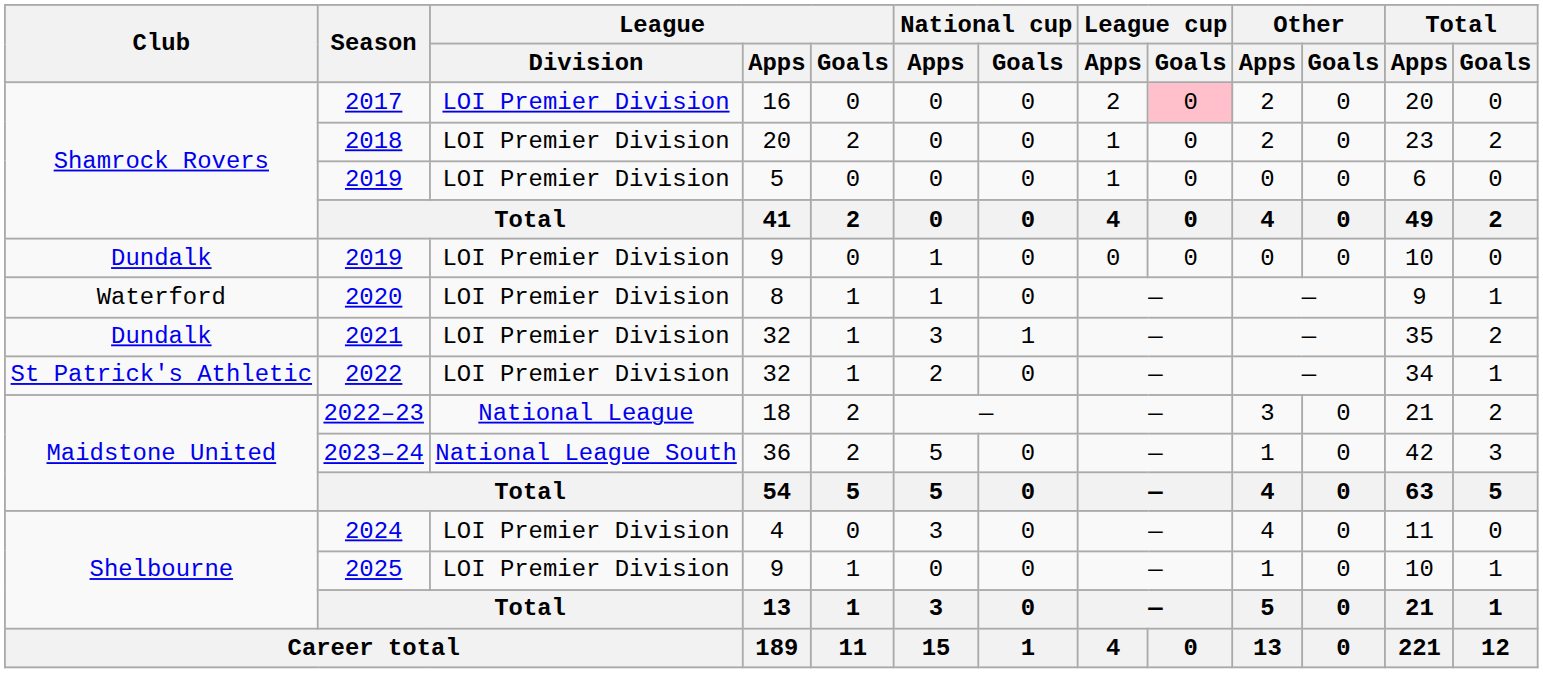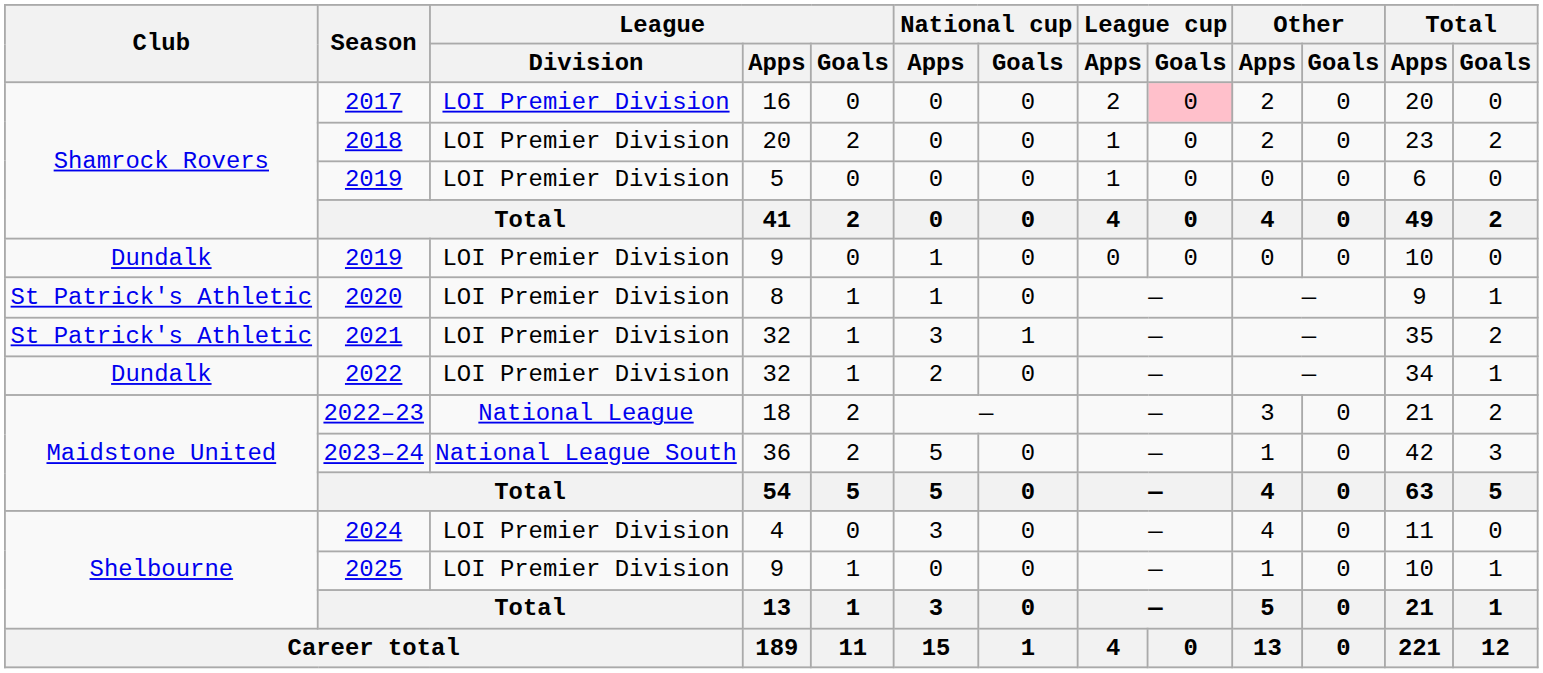(161, 297) Waterford -> (161, 297) St Patrick's Athletic
(161, 336) Dundalk -> (161, 336) St Patrick's Athletic
(161, 375) St Patrick's Athletic -> (161, 375) Dundalk
